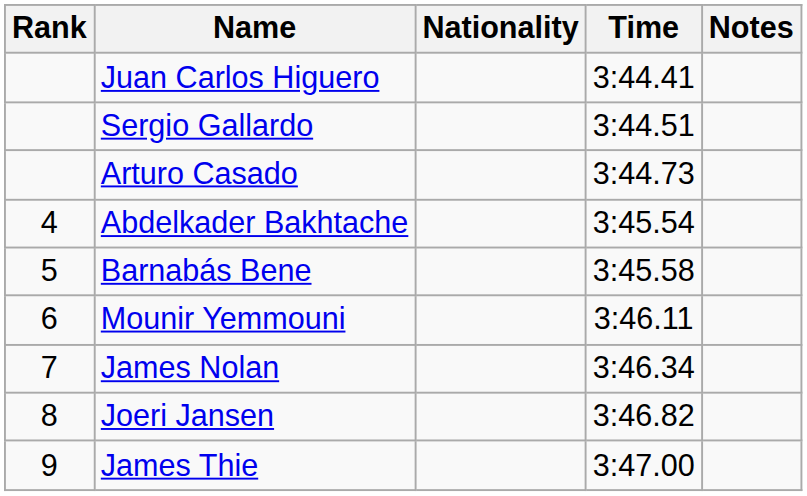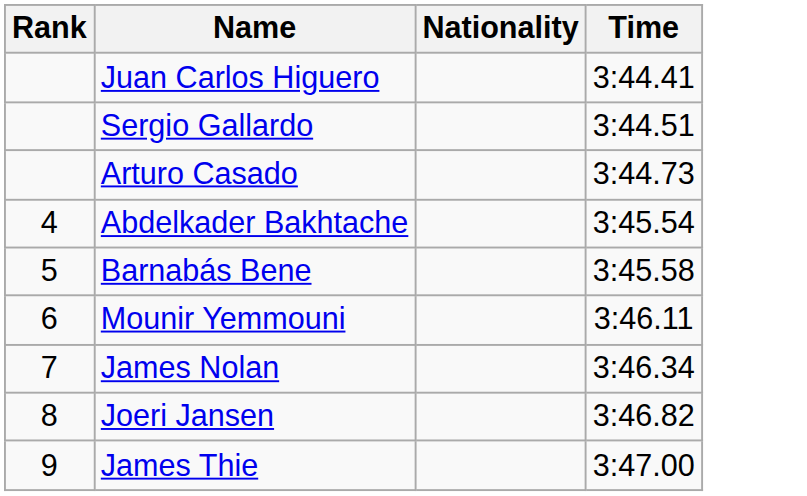- column: (751, 28)
